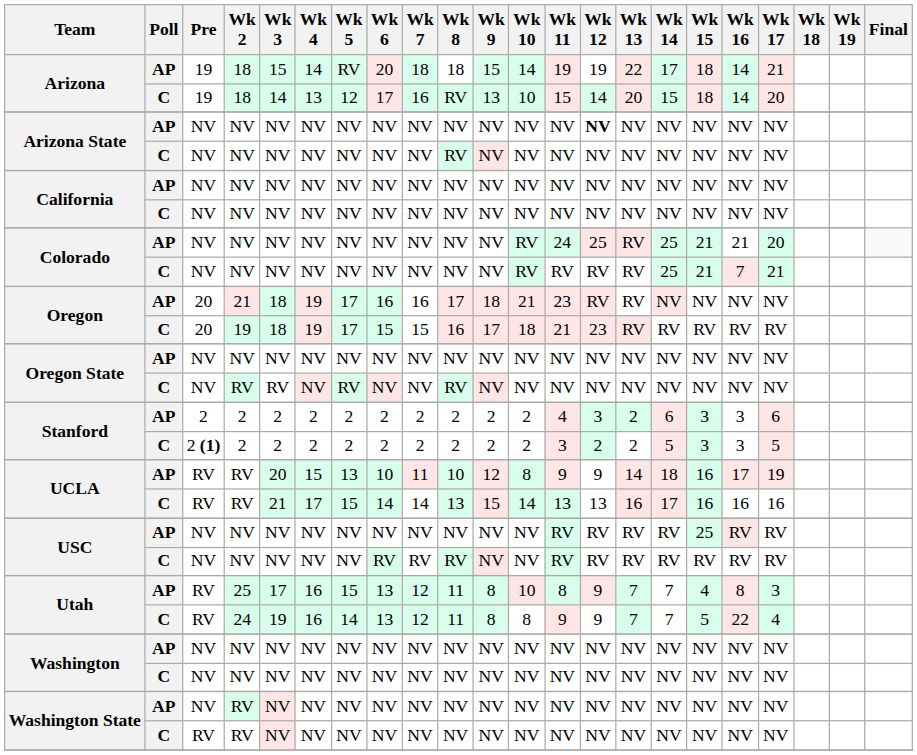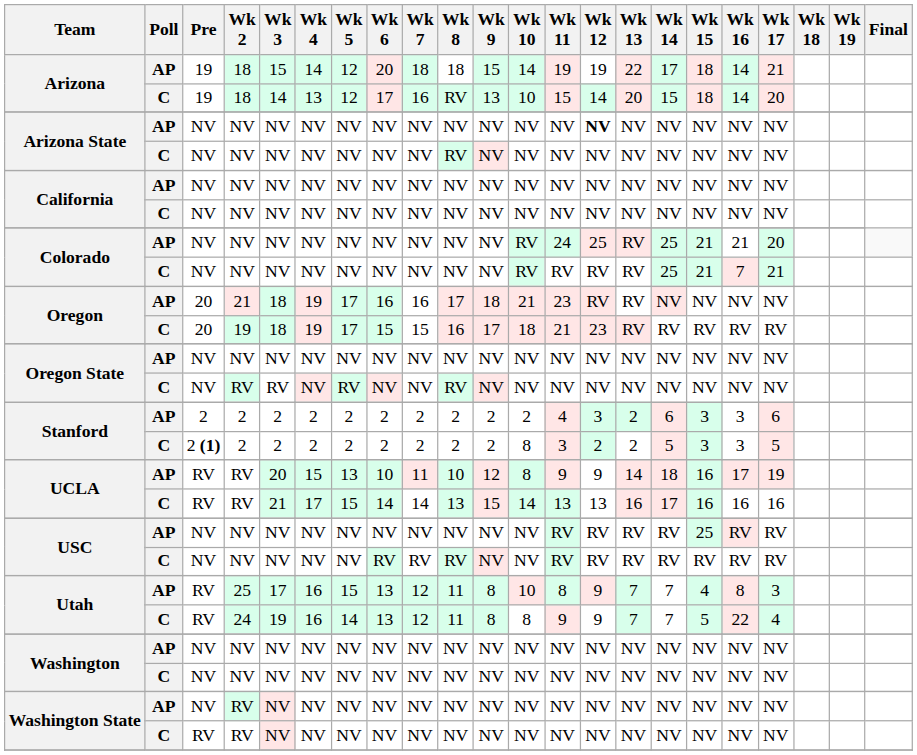(349, 69) RV -> (349, 69) 12
(527, 445) 2 -> (527, 445) 8
